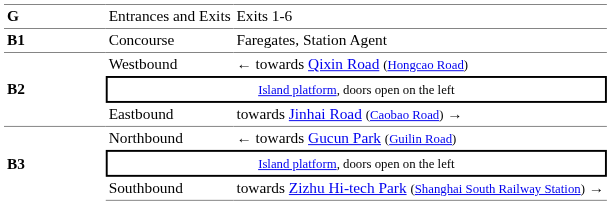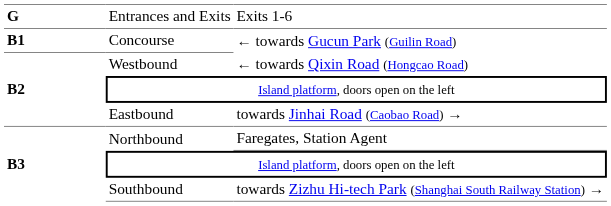(312, 40) Faregates, Station Agent -> (346, 40) ← towards Gucun Park (Guilin Road)
(346, 138) ← towards Gucun Park (Guilin Road) -> (312, 138) Faregates, Station Agent
